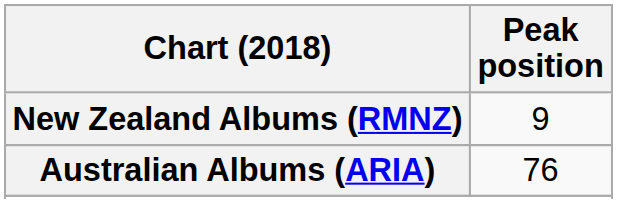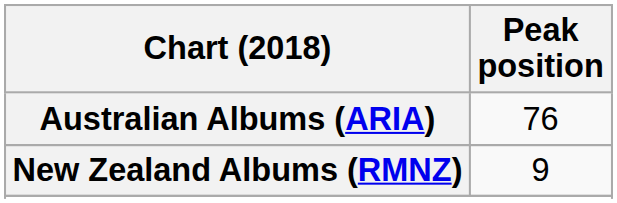rows swapped: (237, 169) <-> (237, 118)
